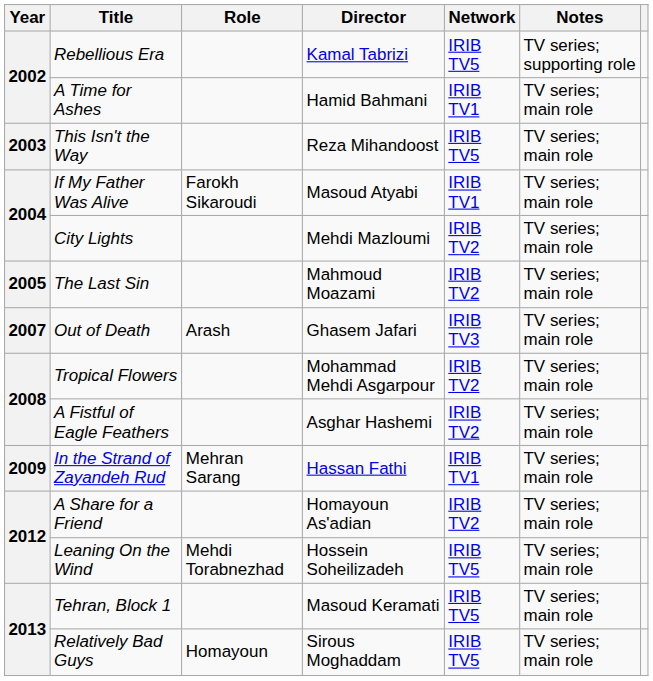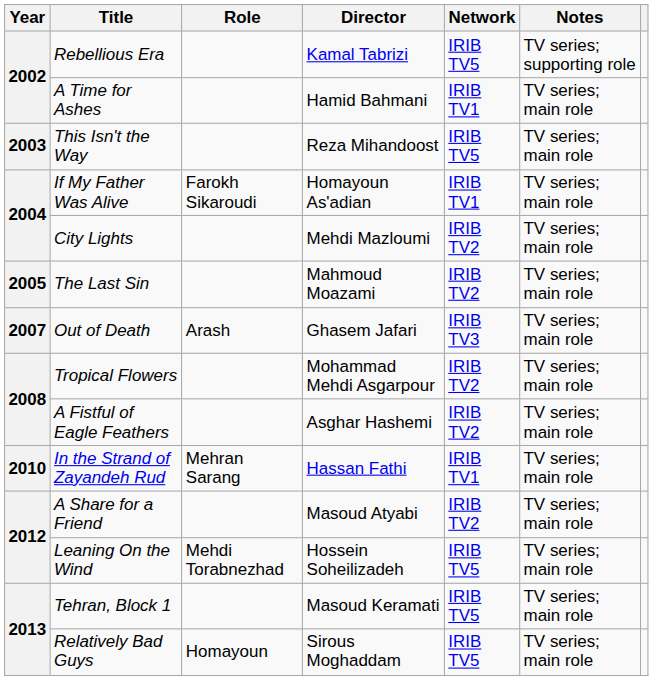(362, 192) Masoud Atyabi -> (348, 192) Homayoun As'adian
(27, 468) 2009 -> (27, 468) 2010
(348, 514) Homayoun As'adian -> (362, 514) Masoud Atyabi
